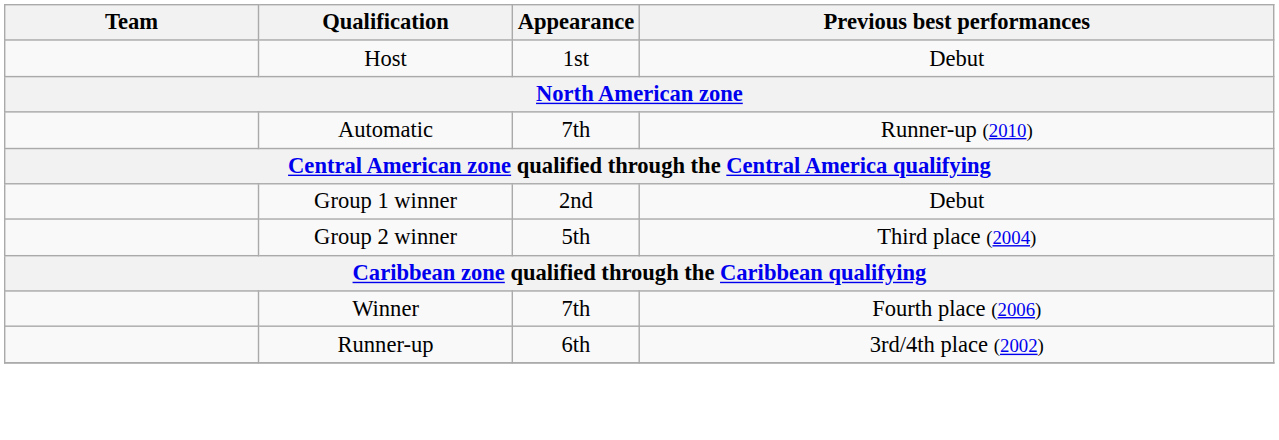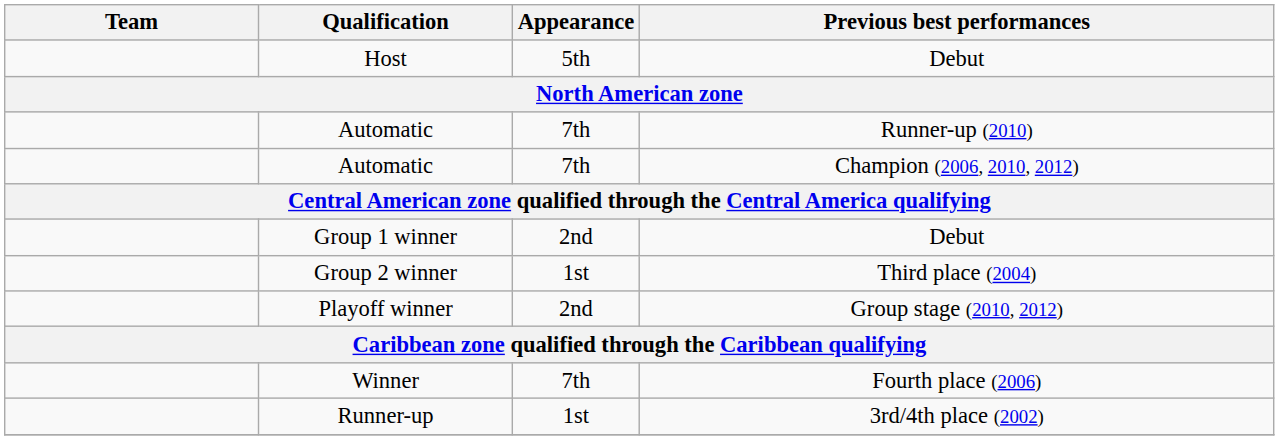(576, 58) 1st -> (576, 58) 5th
+ row: (386, 165)
(576, 237) 5th -> (576, 272) 1st
+ row: (386, 308)
(576, 344) 6th -> (576, 415) 1st
